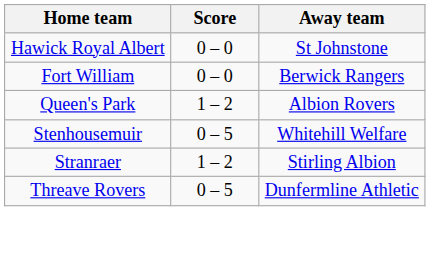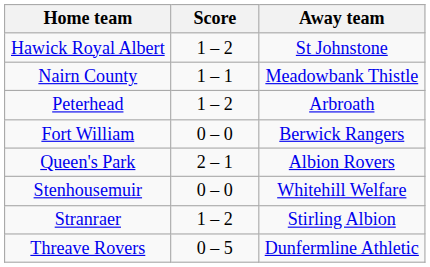(215, 47) 0 – 0 -> (215, 47) 1 – 2
+ row: (88, 76)
+ row: (88, 104)
(215, 104) 1 – 2 -> (215, 162) 2 – 1
(215, 133) 0 – 5 -> (215, 190) 0 – 0
